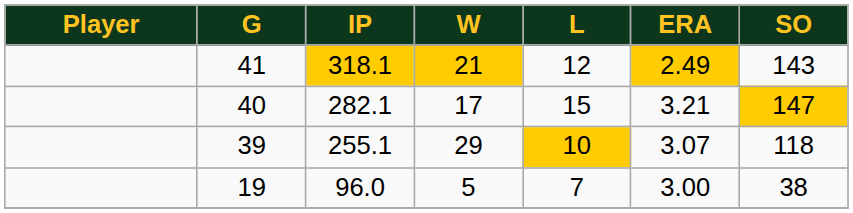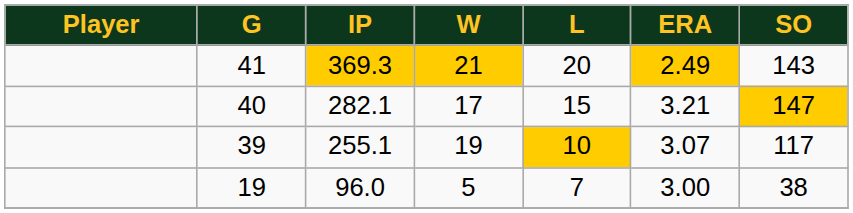(360, 65) 318.1 -> (360, 65) 369.3
(577, 65) 12 -> (577, 65) 20
(468, 146) 29 -> (468, 146) 19
(794, 146) 118 -> (794, 146) 117
